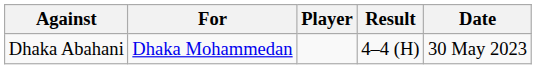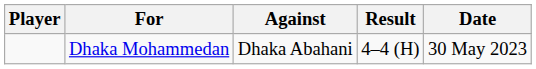columns swapped: (327, 19) <-> (66, 19)
